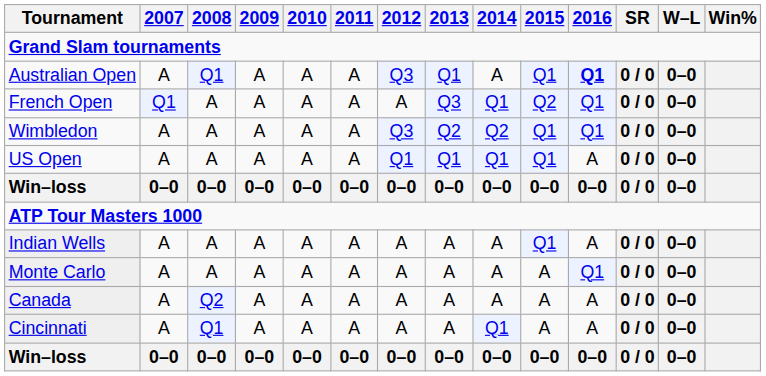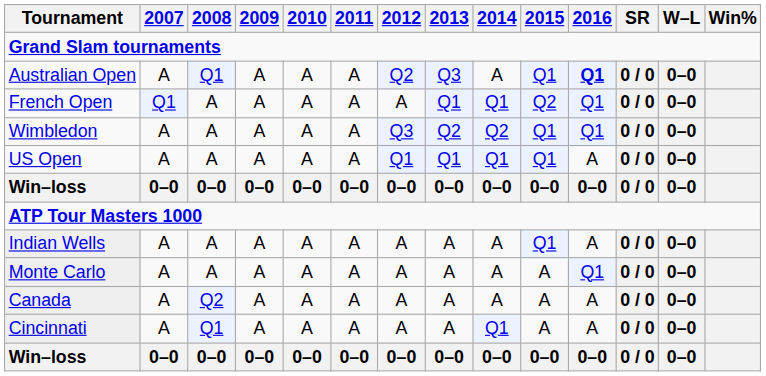(401, 74) Q3 -> (401, 74) Q2
(449, 74) Q1 -> (449, 74) Q3
(449, 103) Q3 -> (449, 103) Q1
